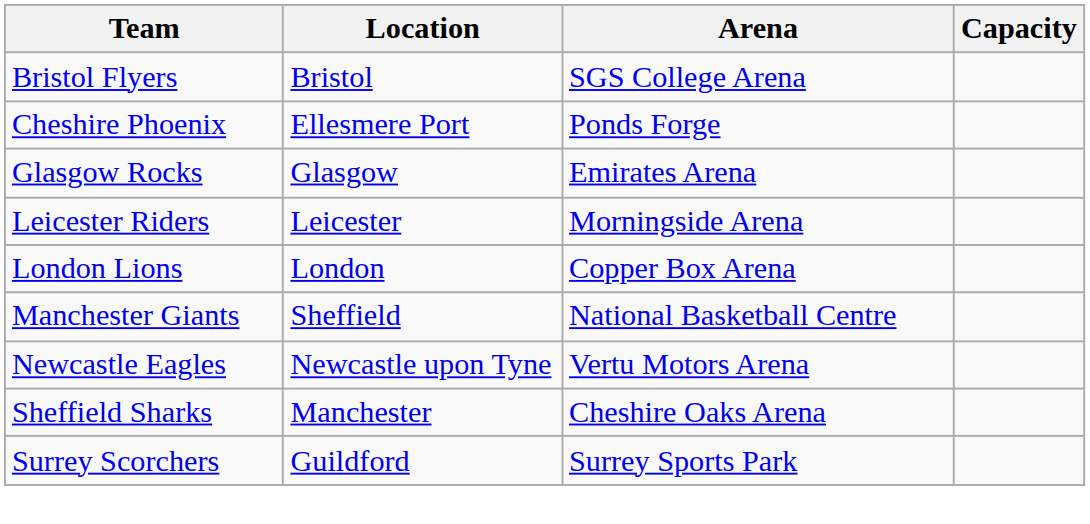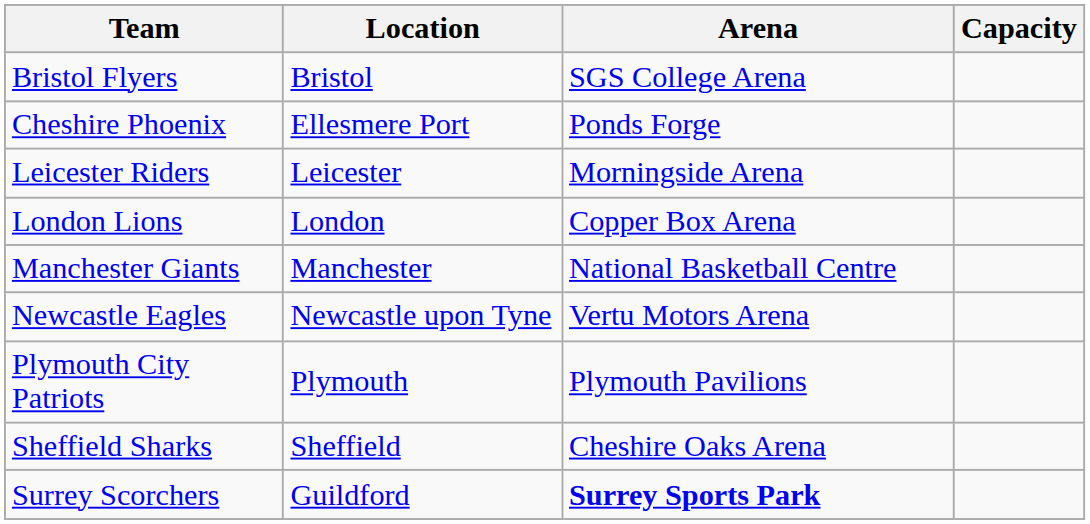- row: (107, 172)
(346, 316) Sheffield -> (361, 268) Manchester
+ row: (101, 381)
(361, 412) Manchester -> (346, 446) Sheffield
(683, 460) normal -> (695, 494) bold
